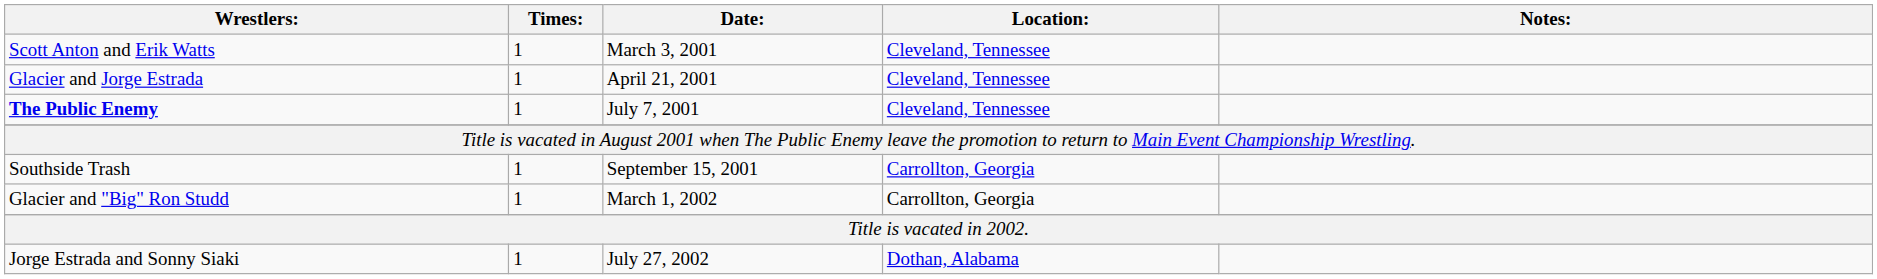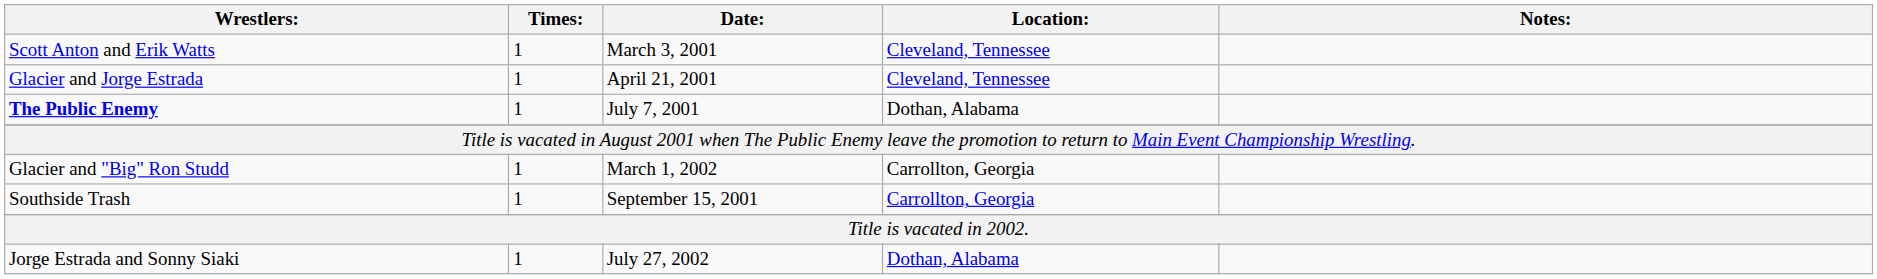(968, 109) Cleveland, Tennessee -> (953, 109) Dothan, Alabama
rows swapped: (70, 169) <-> (119, 199)
